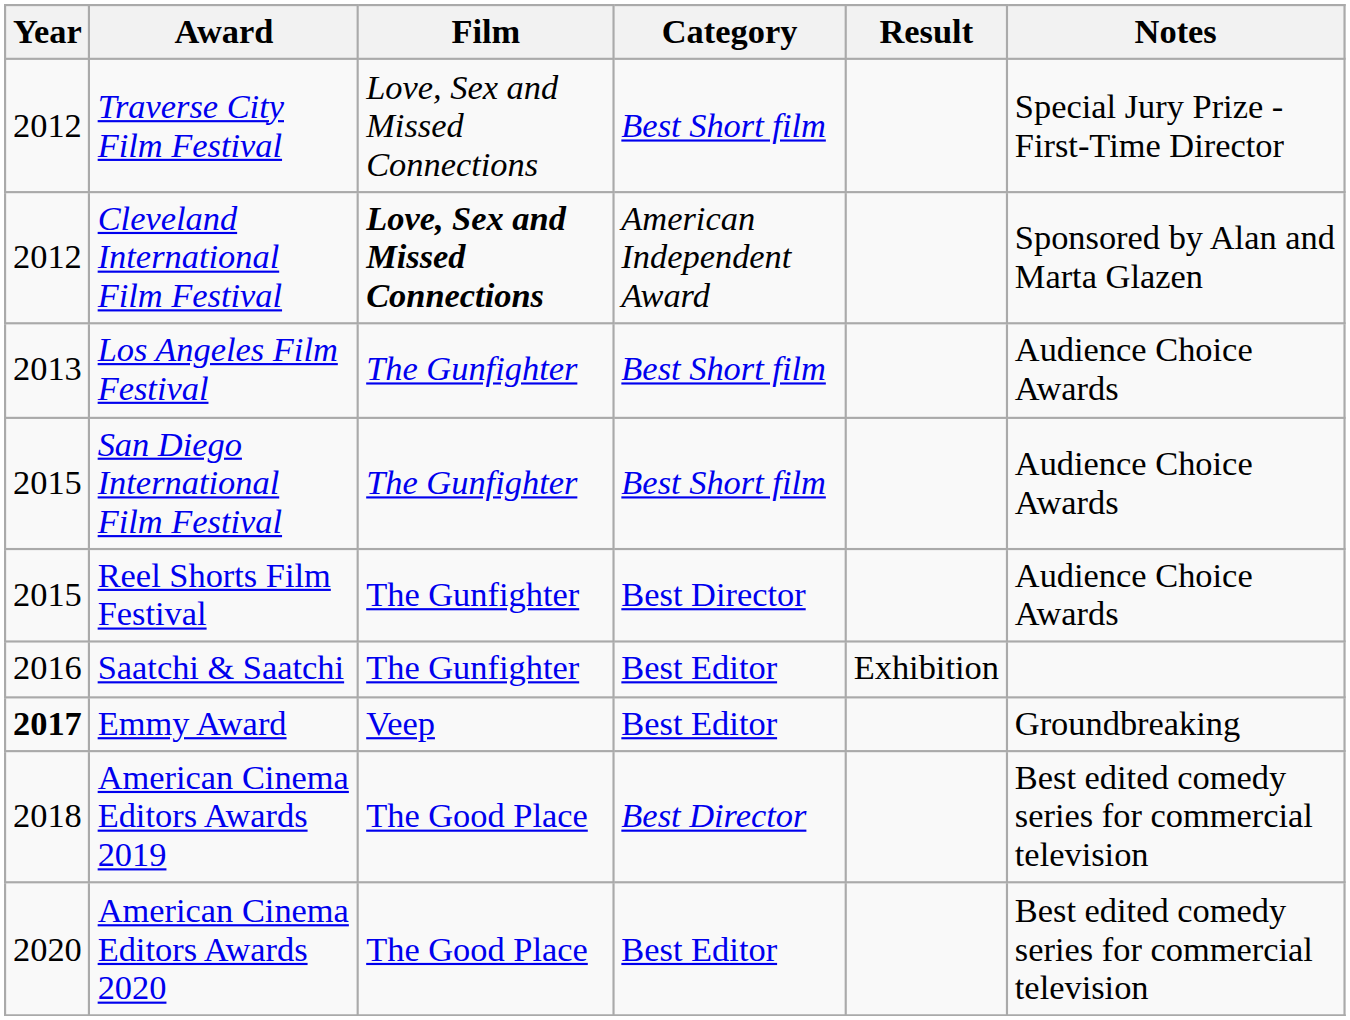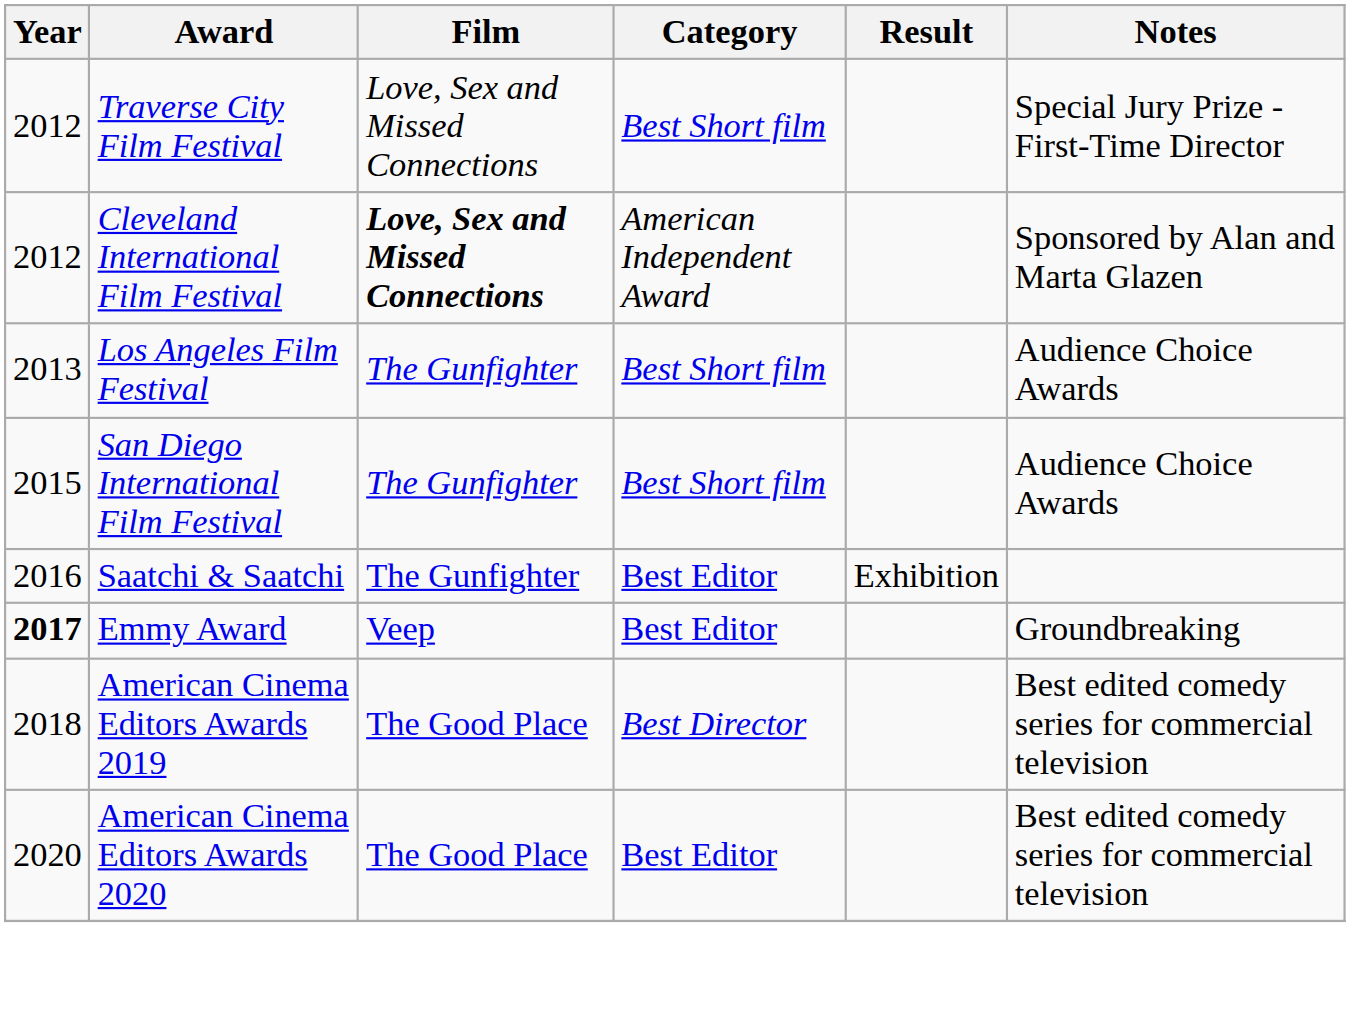- row: (214, 594)
